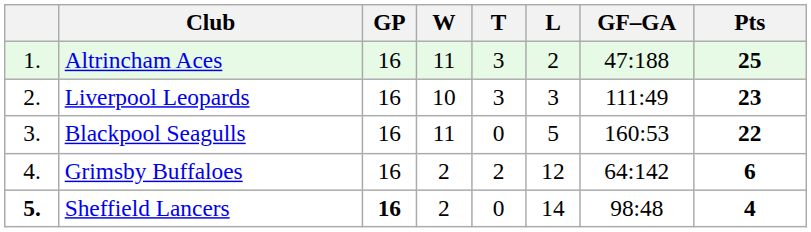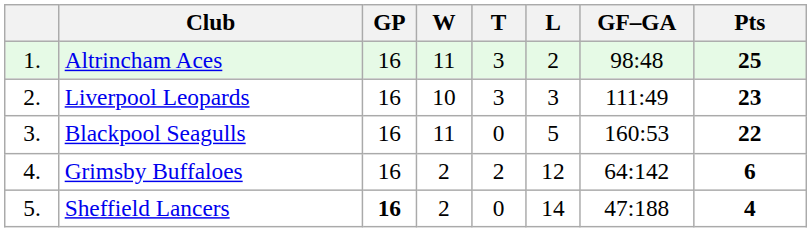(637, 60) 47:188 -> (637, 60) 98:48
(32, 208) bold -> (32, 208) normal
(637, 208) 98:48 -> (637, 208) 47:188
